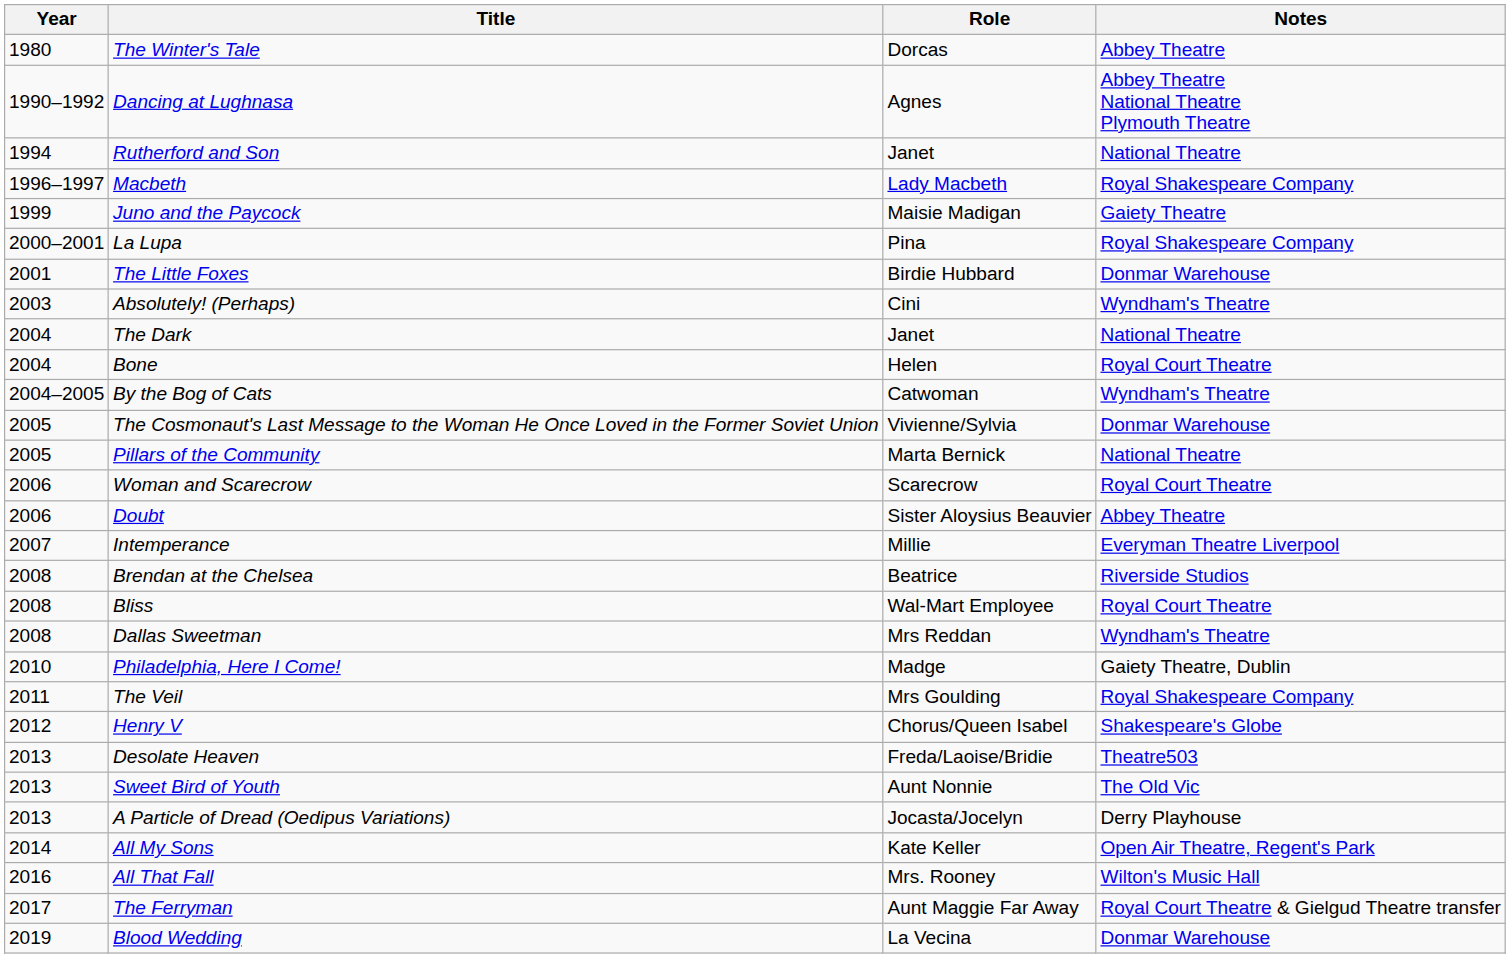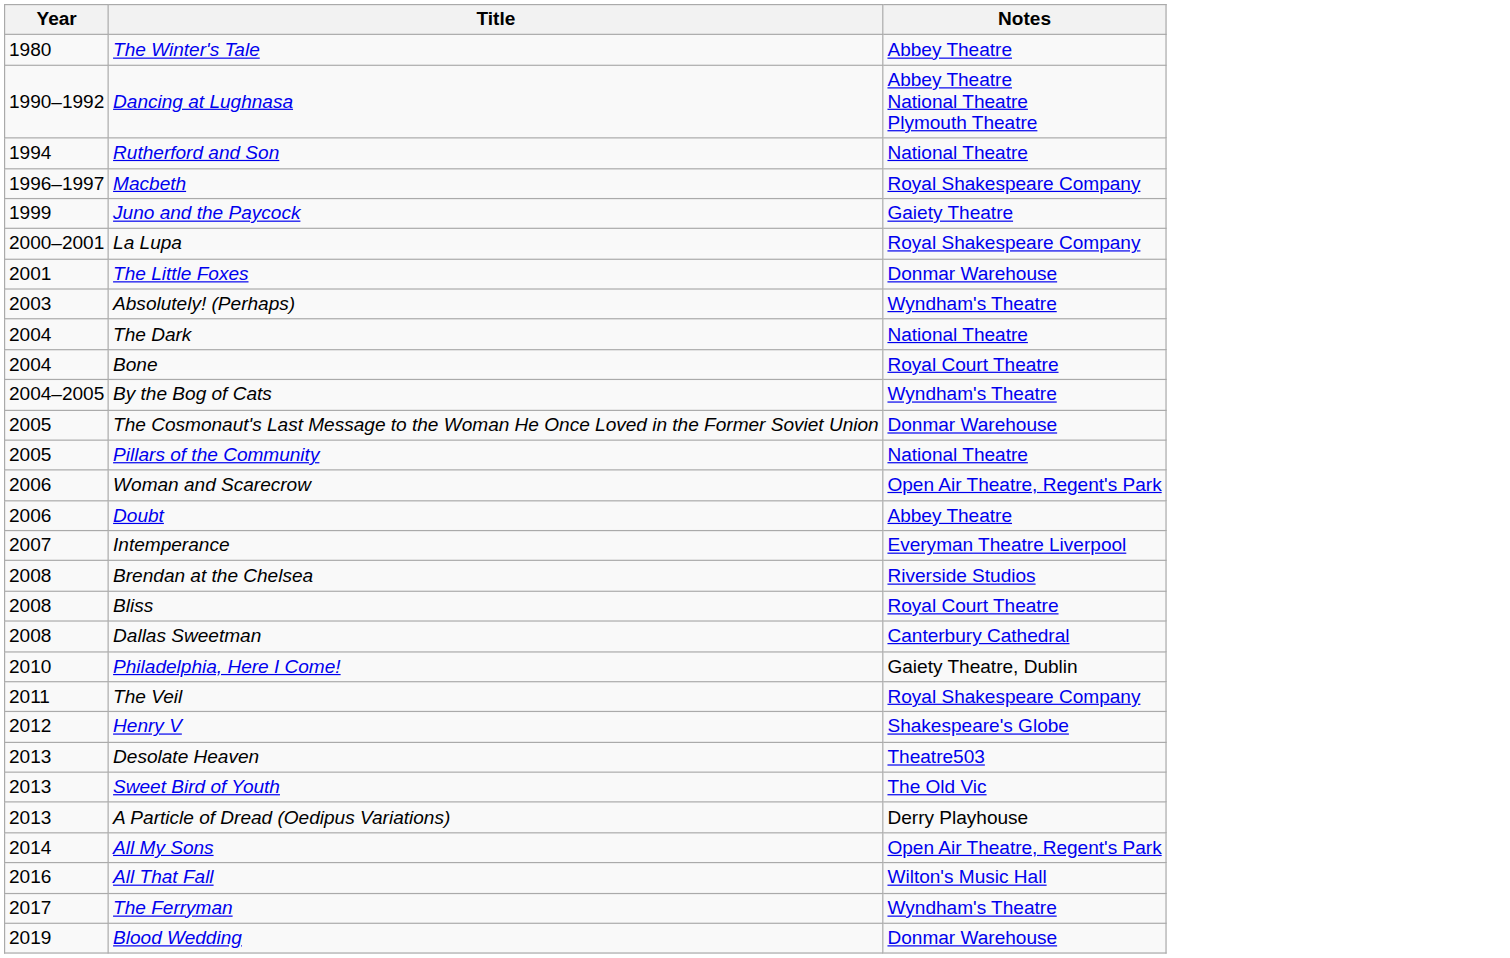- column: (990, 19)
(1186, 485) Royal Court Theatre -> (1025, 485) Open Air Theatre, Regent's Park
(1185, 636) Wyndham's Theatre -> (978, 636) Canterbury Cathedral
(1301, 907) Royal Court Theatre & Gielgud Theatre transfer -> (972, 907) Wyndham's Theatre
